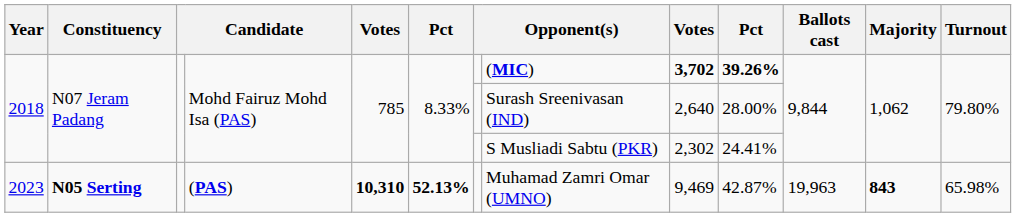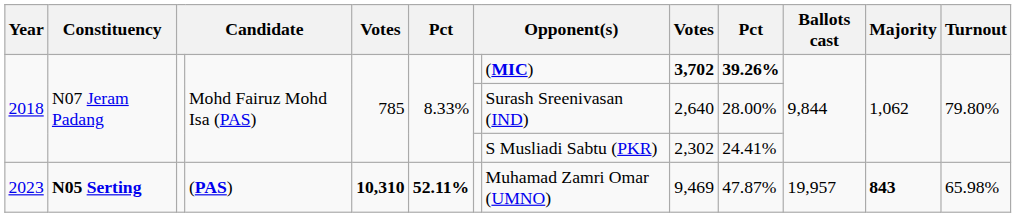(441, 187) 52.13% -> (441, 187) 52.11%
(749, 187) 42.87% -> (749, 187) 47.87%
(812, 187) 19,963 -> (812, 187) 19,957
